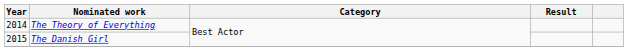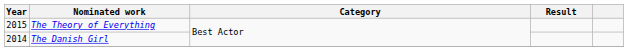(17, 25) 2014 -> (17, 25) 2015
(17, 39) 2015 -> (17, 39) 2014
